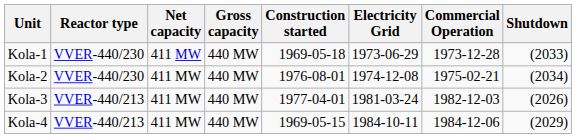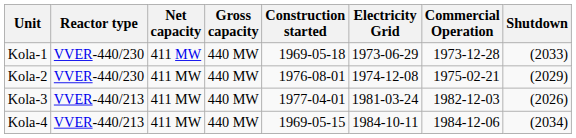(549, 76) (2034) -> (549, 76) (2029)
(549, 122) (2029) -> (549, 122) (2034)
